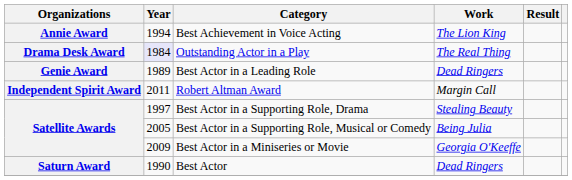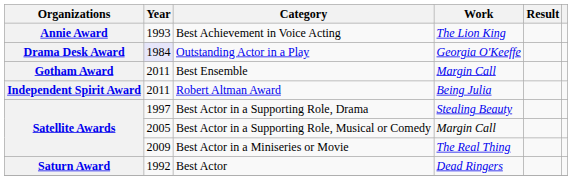(158, 33) 1994 -> (158, 33) 1993
(474, 52) The Real Thing -> (479, 52) Georgia O'Keeffe
- row: (246, 71)
+ row: (212, 71)
(466, 90) Margin Call -> (464, 90) Being Julia
(464, 128) Being Julia -> (466, 128) Margin Call
(479, 147) Georgia O'Keeffe -> (474, 147) The Real Thing
(158, 166) 1990 -> (158, 166) 1992
